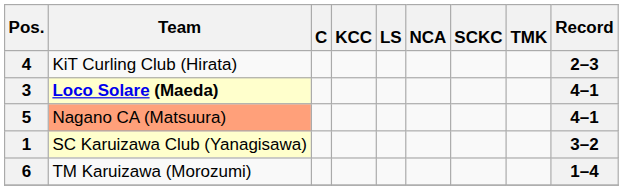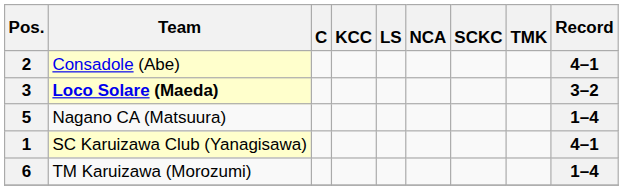+ row: (27, 64)
- row: (27, 64)
(584, 91) 4–1 -> (584, 91) 3–2
(139, 118) lightsalmon background -> (139, 118) no background
(584, 118) 4–1 -> (584, 118) 1–4
(584, 145) 3–2 -> (584, 145) 4–1
